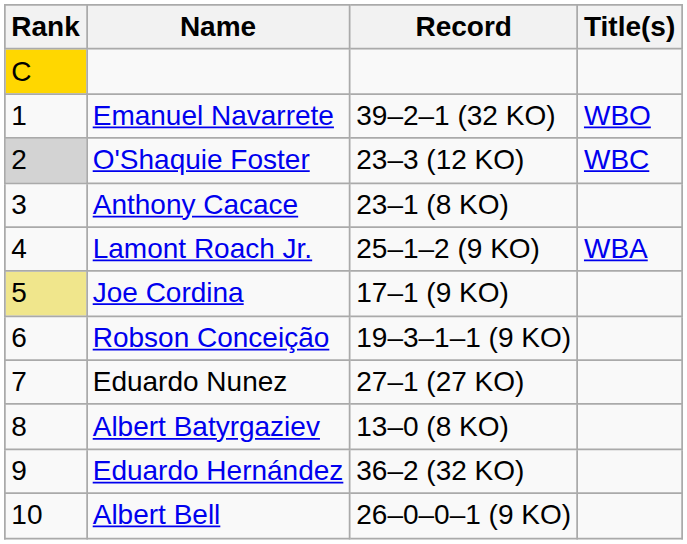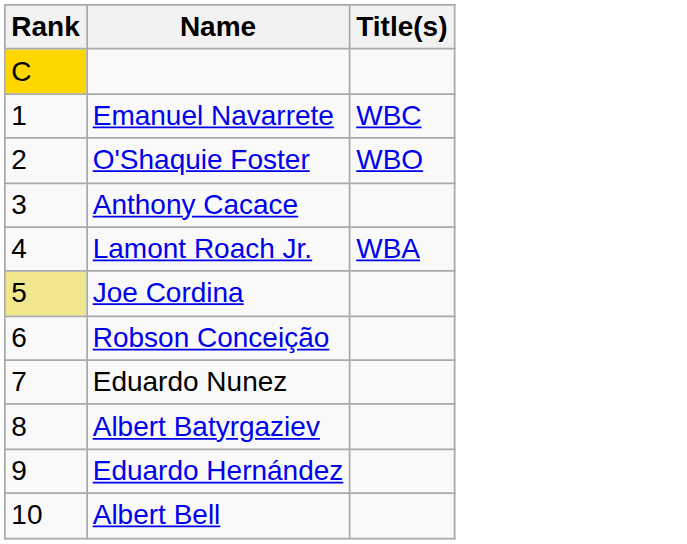- column: (464, 26)
(617, 115) WBO -> (389, 115) WBC
(19, 159) lightgrey background -> (19, 159) no background
(617, 159) WBC -> (390, 159) WBO
